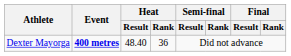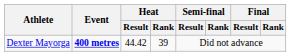(136, 43) 48.40 -> (136, 43) 44.42
(163, 43) 36 -> (163, 43) 39
